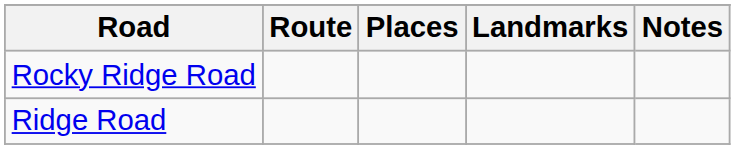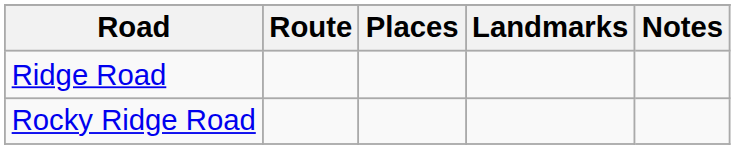rows swapped: (89, 120) <-> (134, 74)
